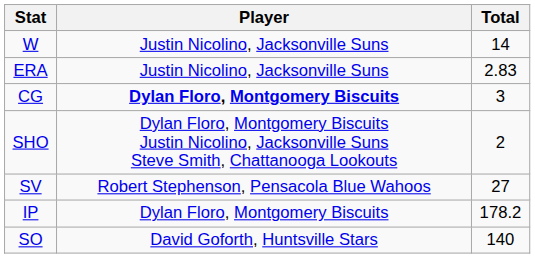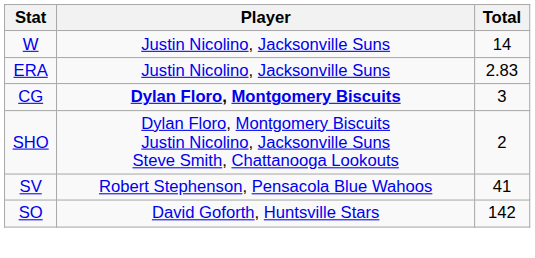(500, 187) 27 -> (502, 187) 41
- row: (31, 213)
(500, 239) 140 -> (502, 213) 142
